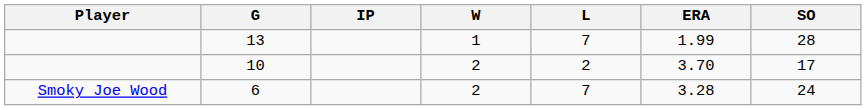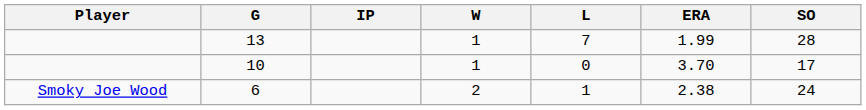(476, 67) 2 -> (476, 67) 1
(586, 67) 2 -> (586, 67) 0
(586, 92) 7 -> (586, 92) 1
(696, 92) 3.28 -> (696, 92) 2.38
